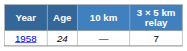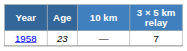(62, 38) 24 -> (62, 38) 23
